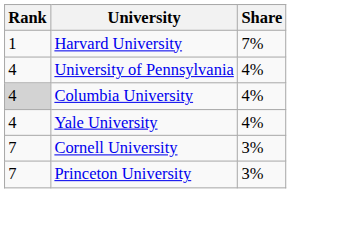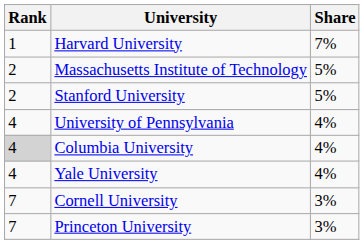+ row: (181, 69)
+ row: (120, 95)
